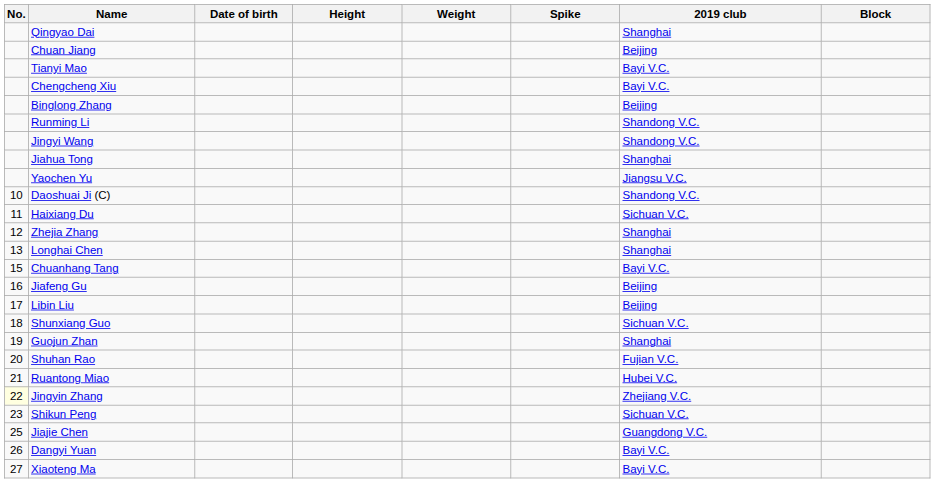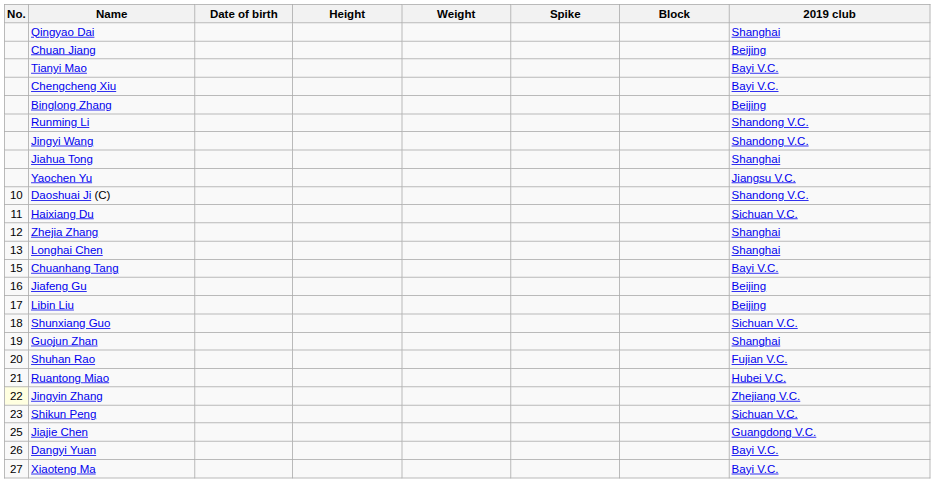columns swapped: (876, 14) <-> (720, 14)
